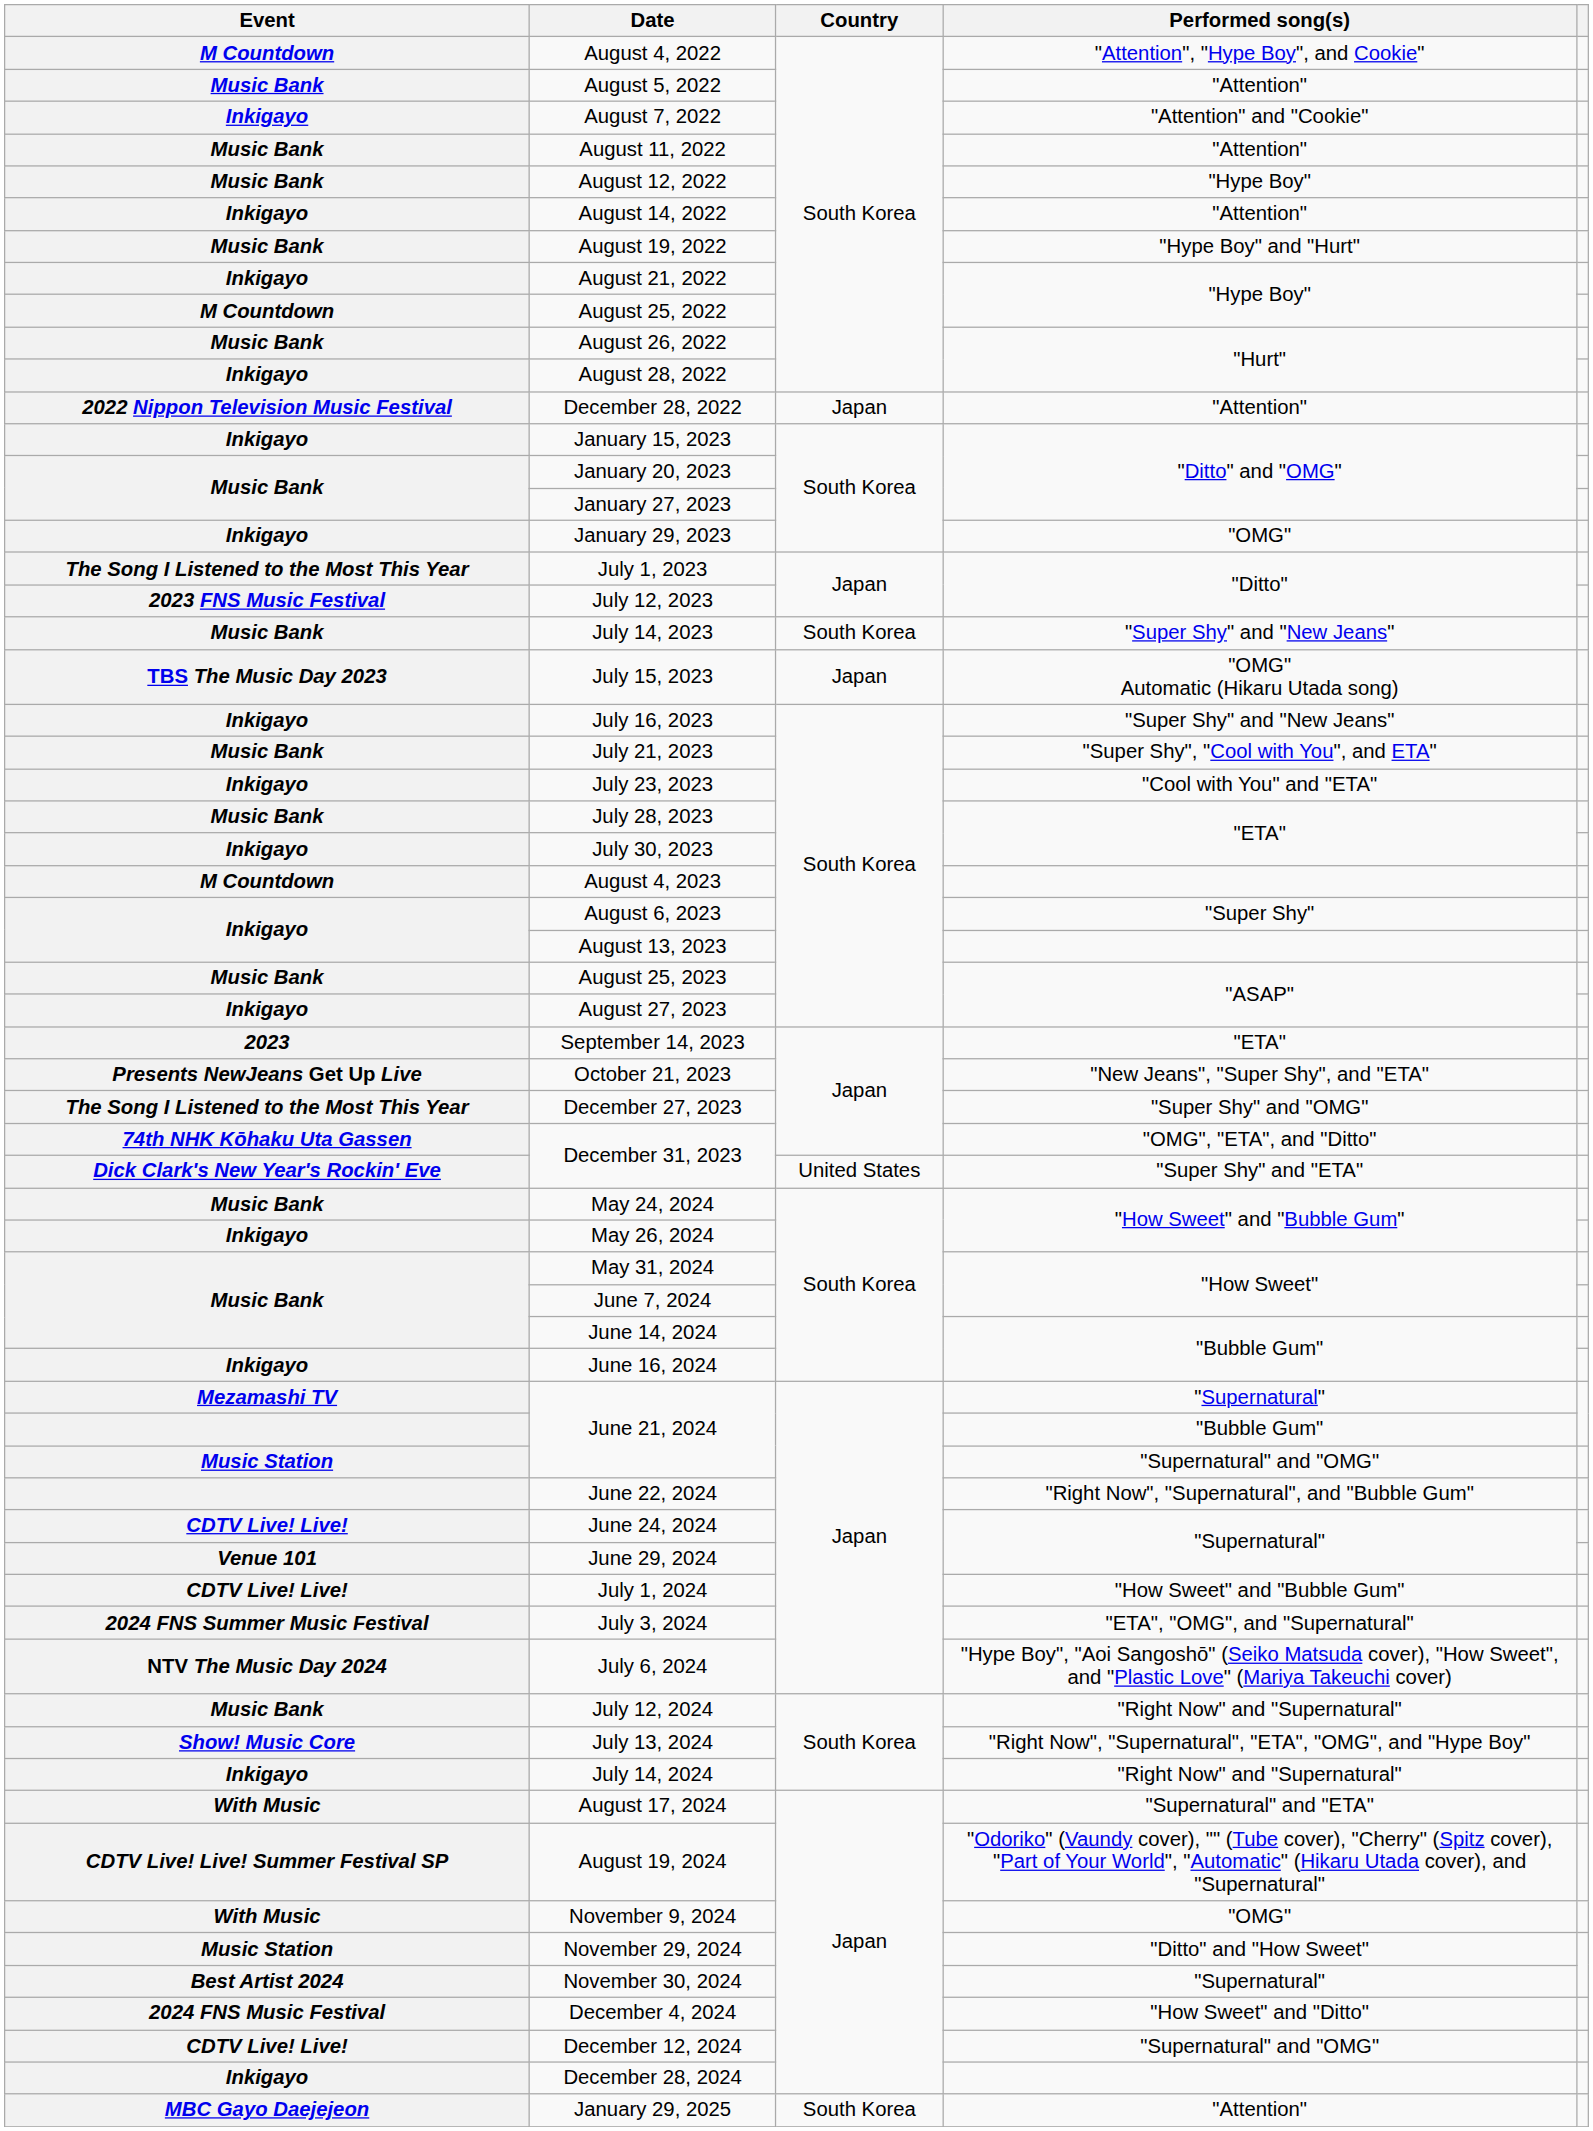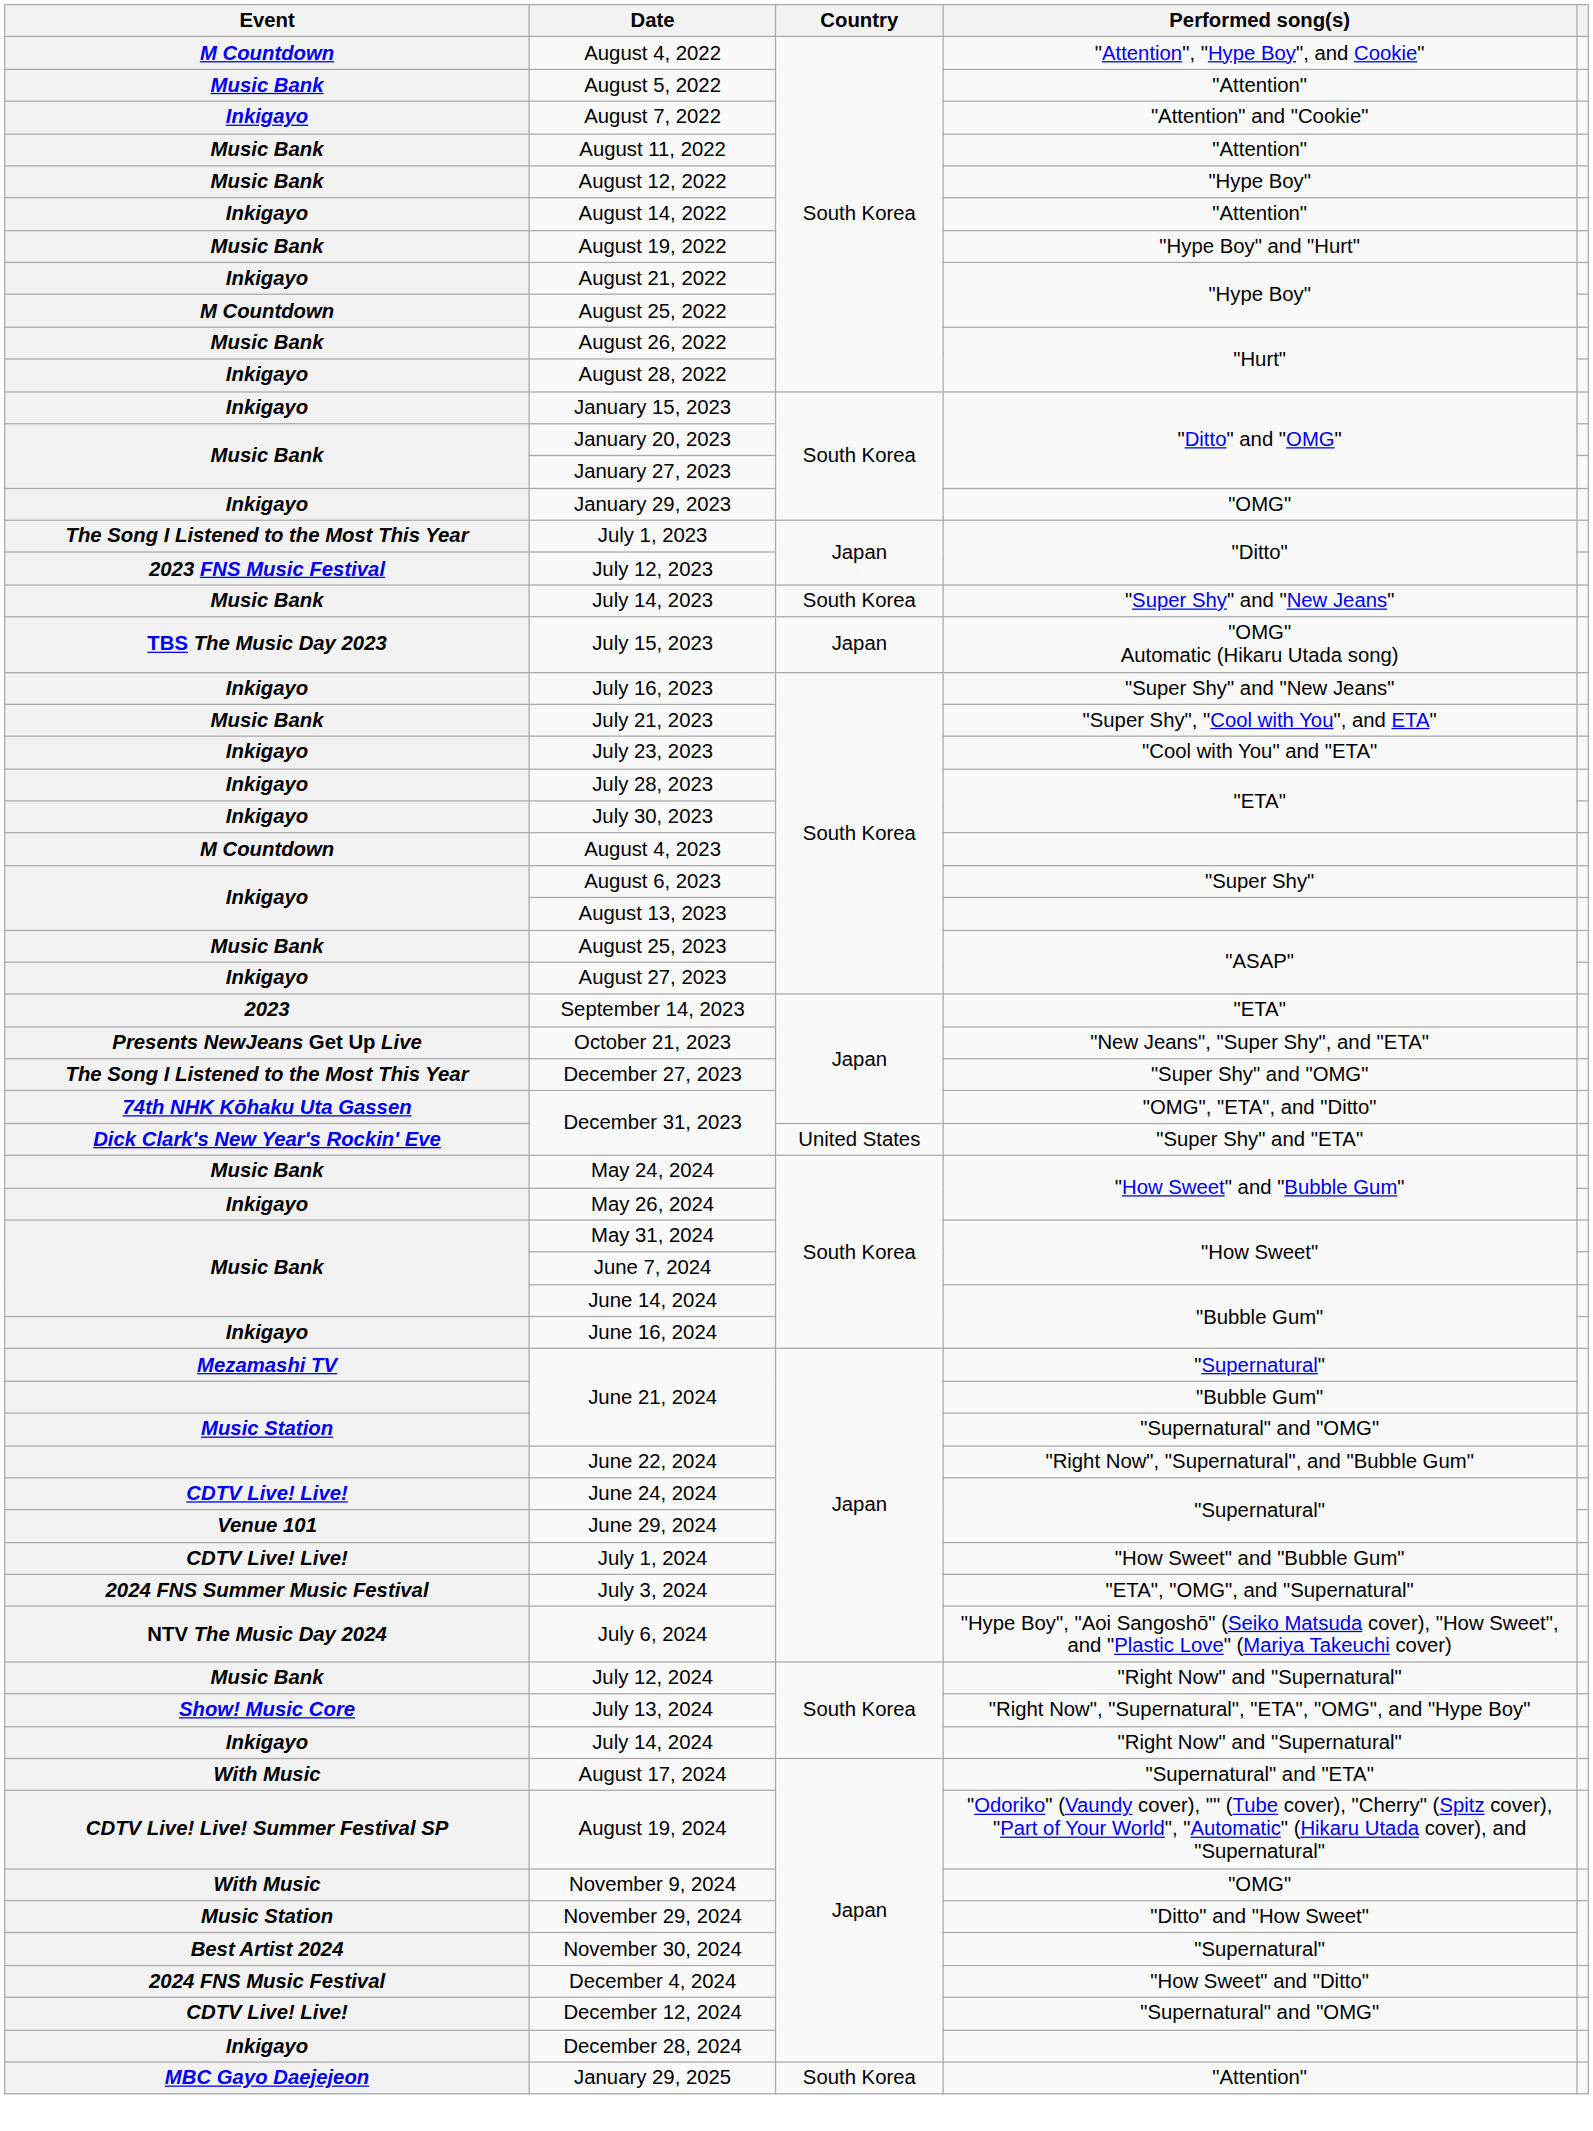- row: (653, 407)
(267, 816) Music Bank -> (267, 784) Inkigayo
